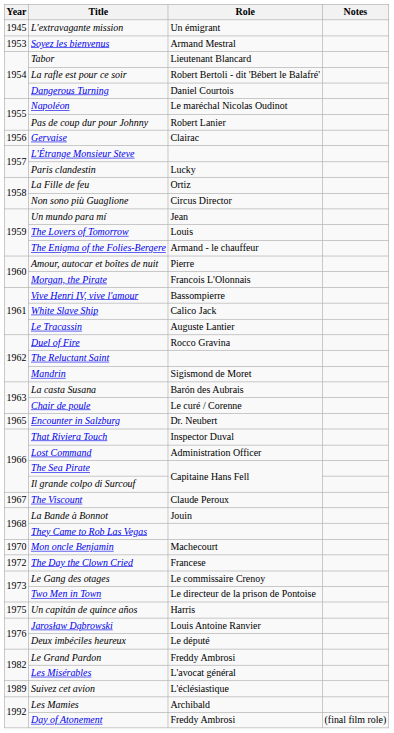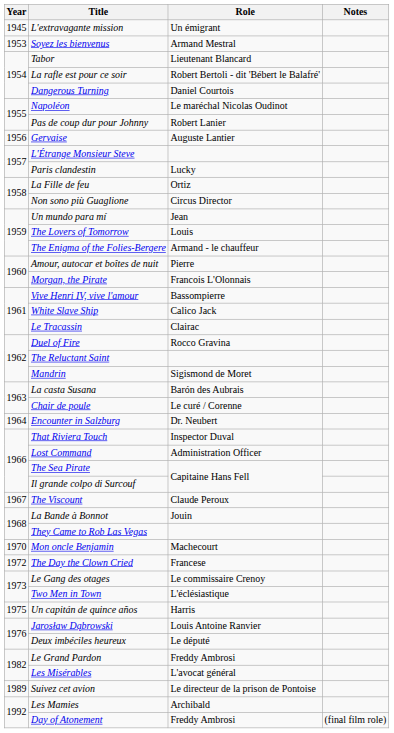(185, 138) Clairac -> (202, 138) Auguste Lantier
(202, 327) Auguste Lantier -> (185, 327) Clairac
(17, 421) 1965 -> (17, 421) 1964
(243, 594) Le directeur de la prison de Pontoise -> (200, 594) L'éclésiastique
(200, 688) L'éclésiastique -> (243, 688) Le directeur de la prison de Pontoise
